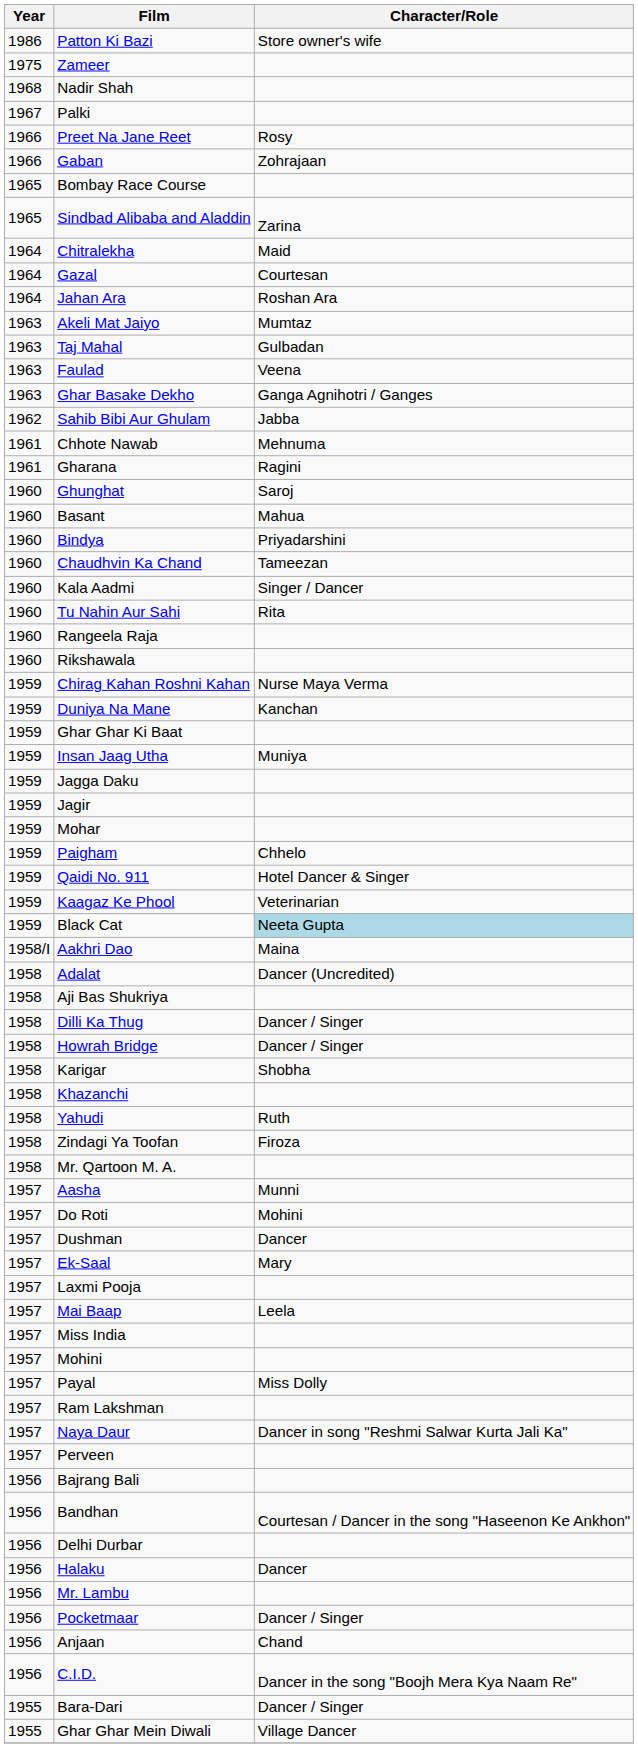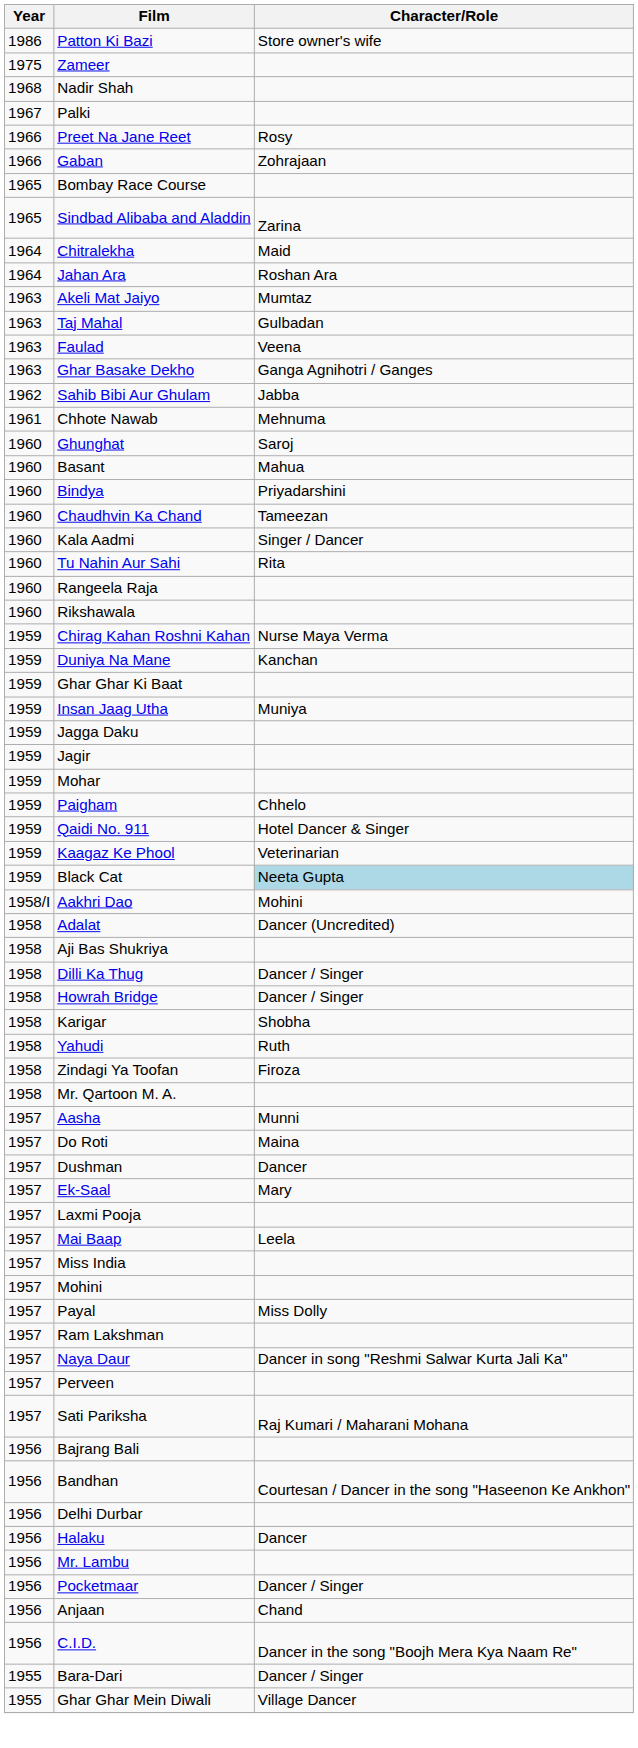- row: (77, 274)
- row: (87, 467)
(278, 949) Maina -> (280, 901) Mohini
- row: (93, 1094)
(280, 1214) Mohini -> (278, 1142) Maina
+ row: (102, 1416)
